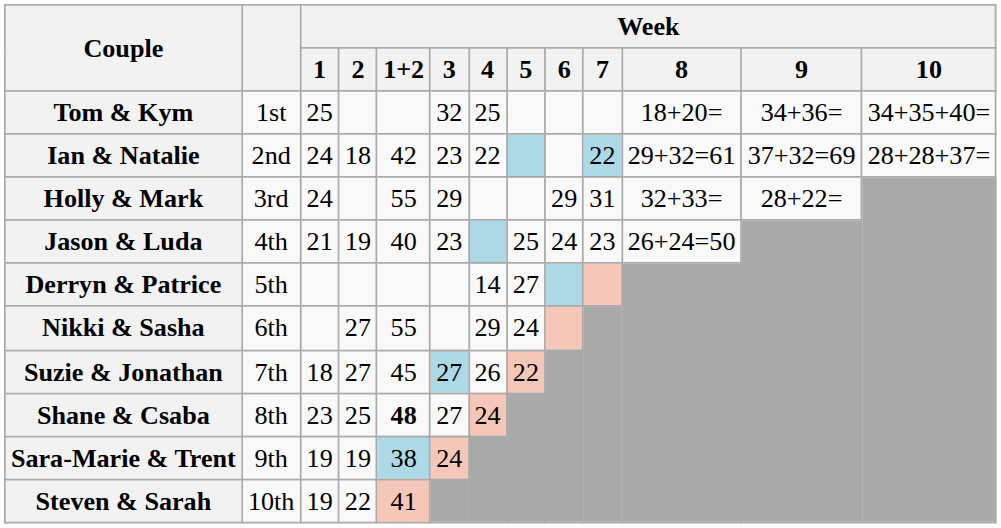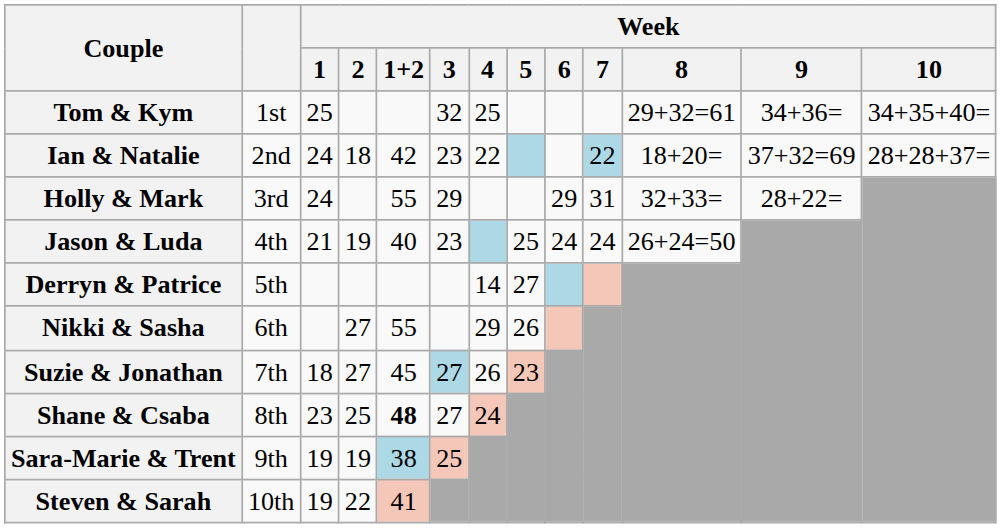(682, 112) 18+20= -> (682, 112) 29+32=61
(682, 155) 29+32=61 -> (682, 155) 18+20=
(602, 241) 23 -> (602, 241) 24
(526, 327) 24 -> (526, 327) 26
(526, 371) 22 -> (526, 371) 23
(449, 457) 24 -> (449, 457) 25
